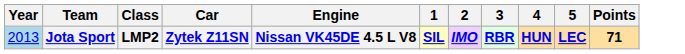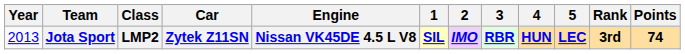+ column: (610, 15)
(23, 37) lightblue background -> (23, 37) no background
(614, 37) 71 -> (655, 37) 74
